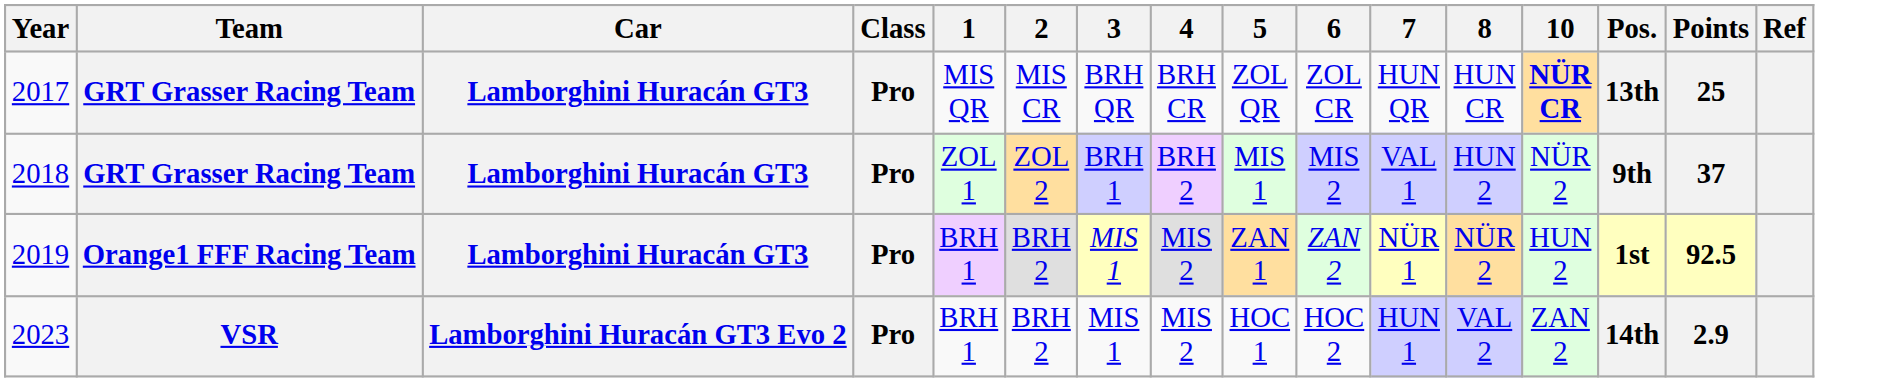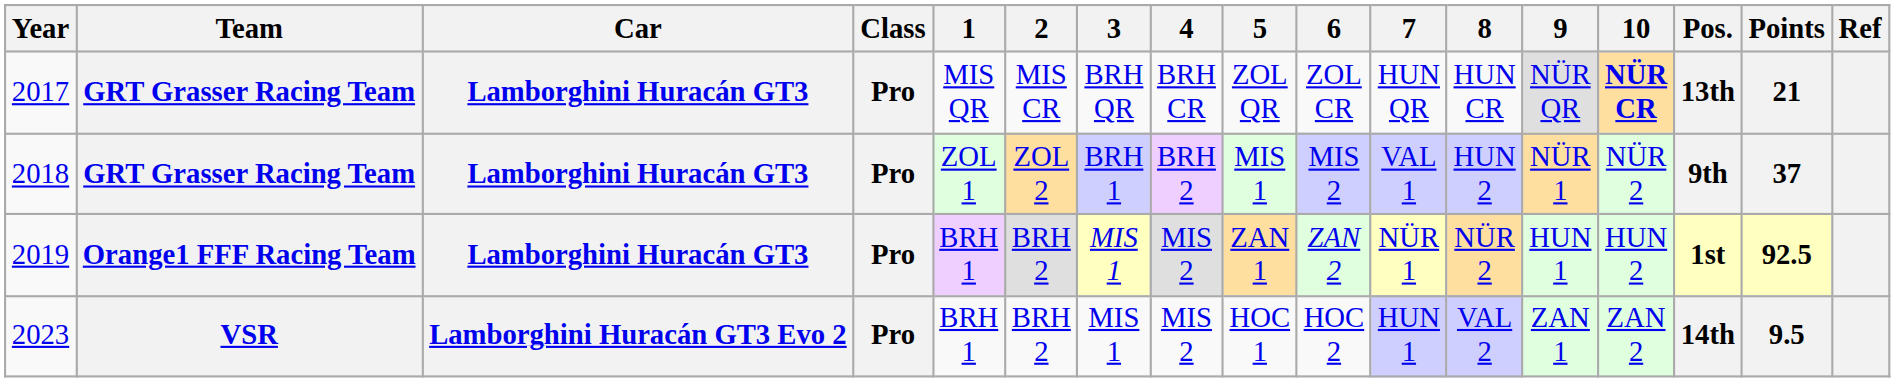+ column: (1560, 27)
(1711, 91) 25 -> (1787, 91) 21
(1711, 335) 2.9 -> (1787, 335) 9.5
